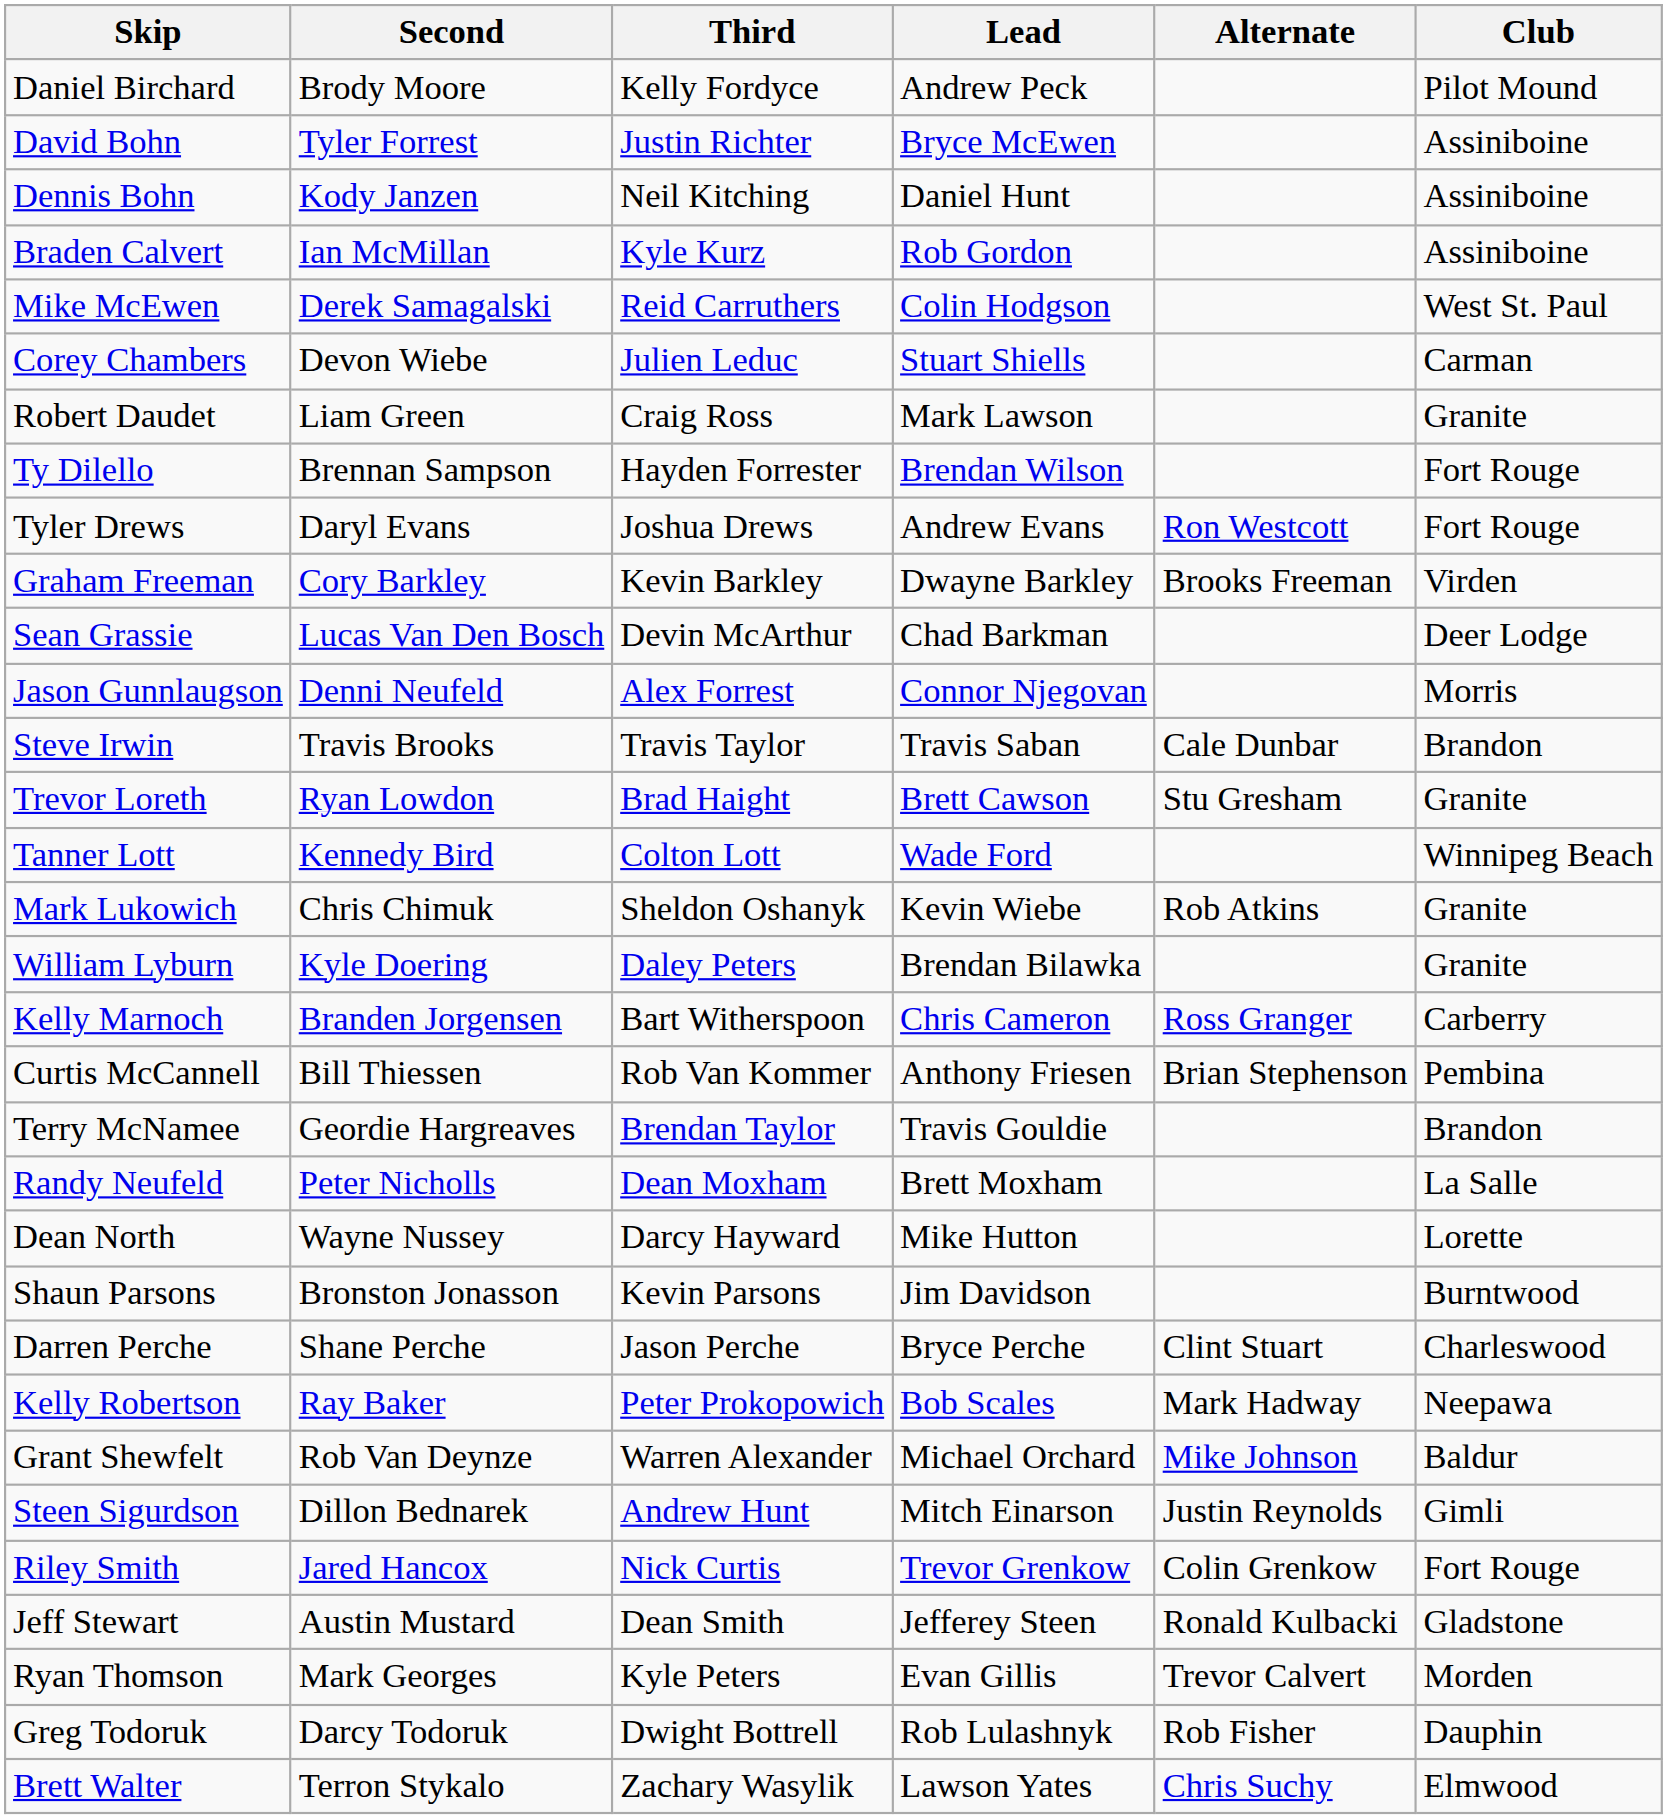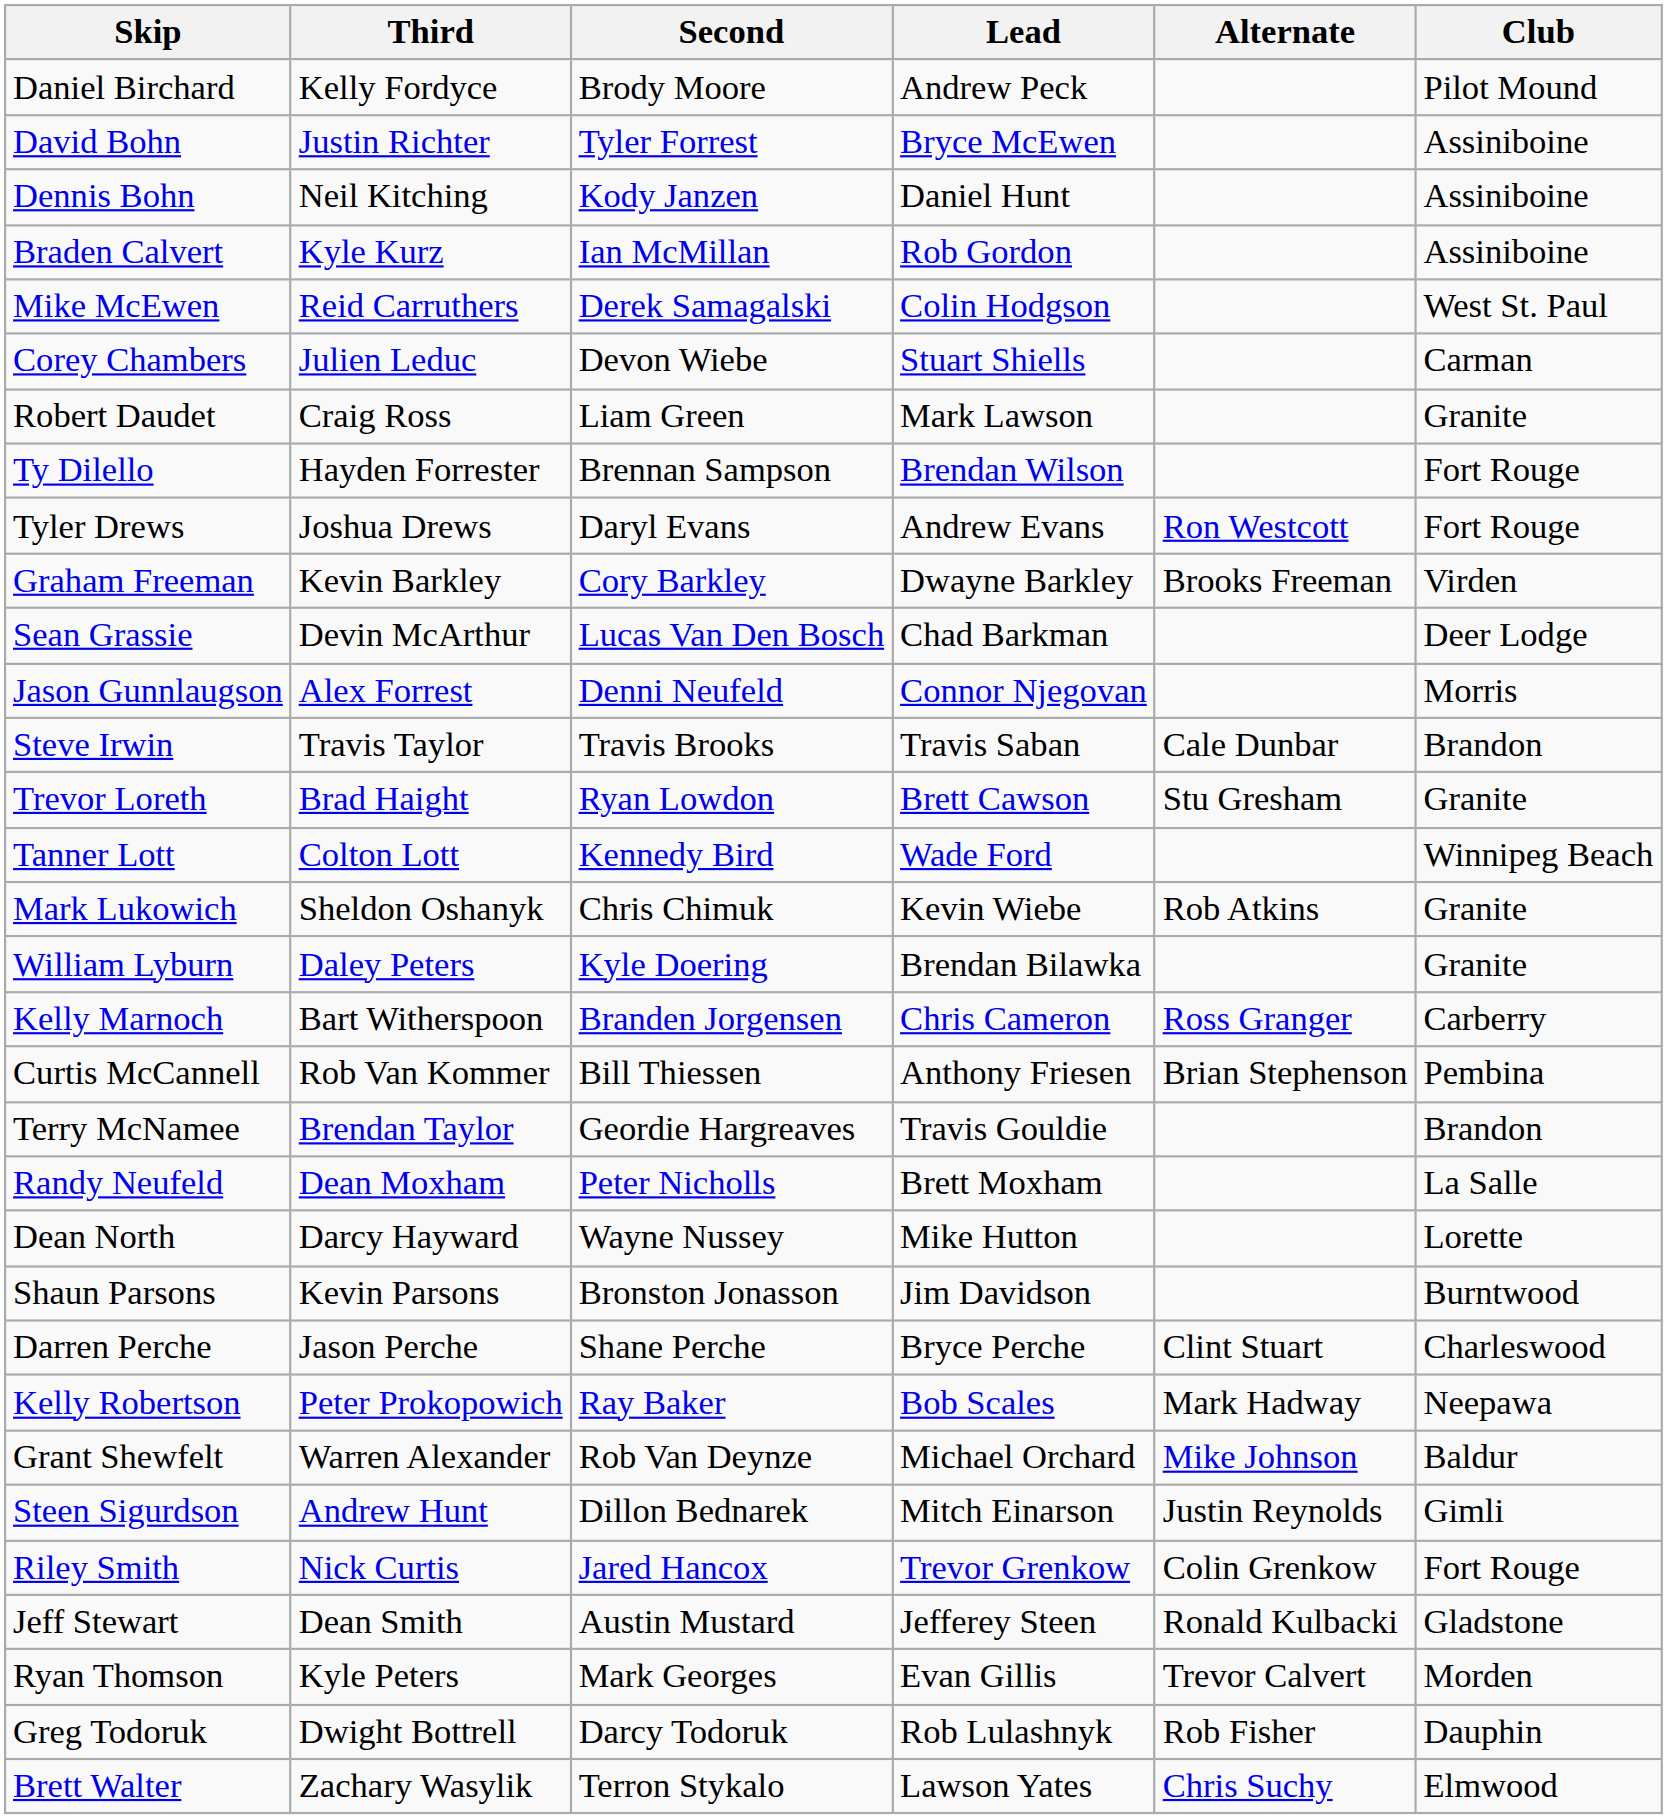columns swapped: (752, 31) <-> (451, 31)
